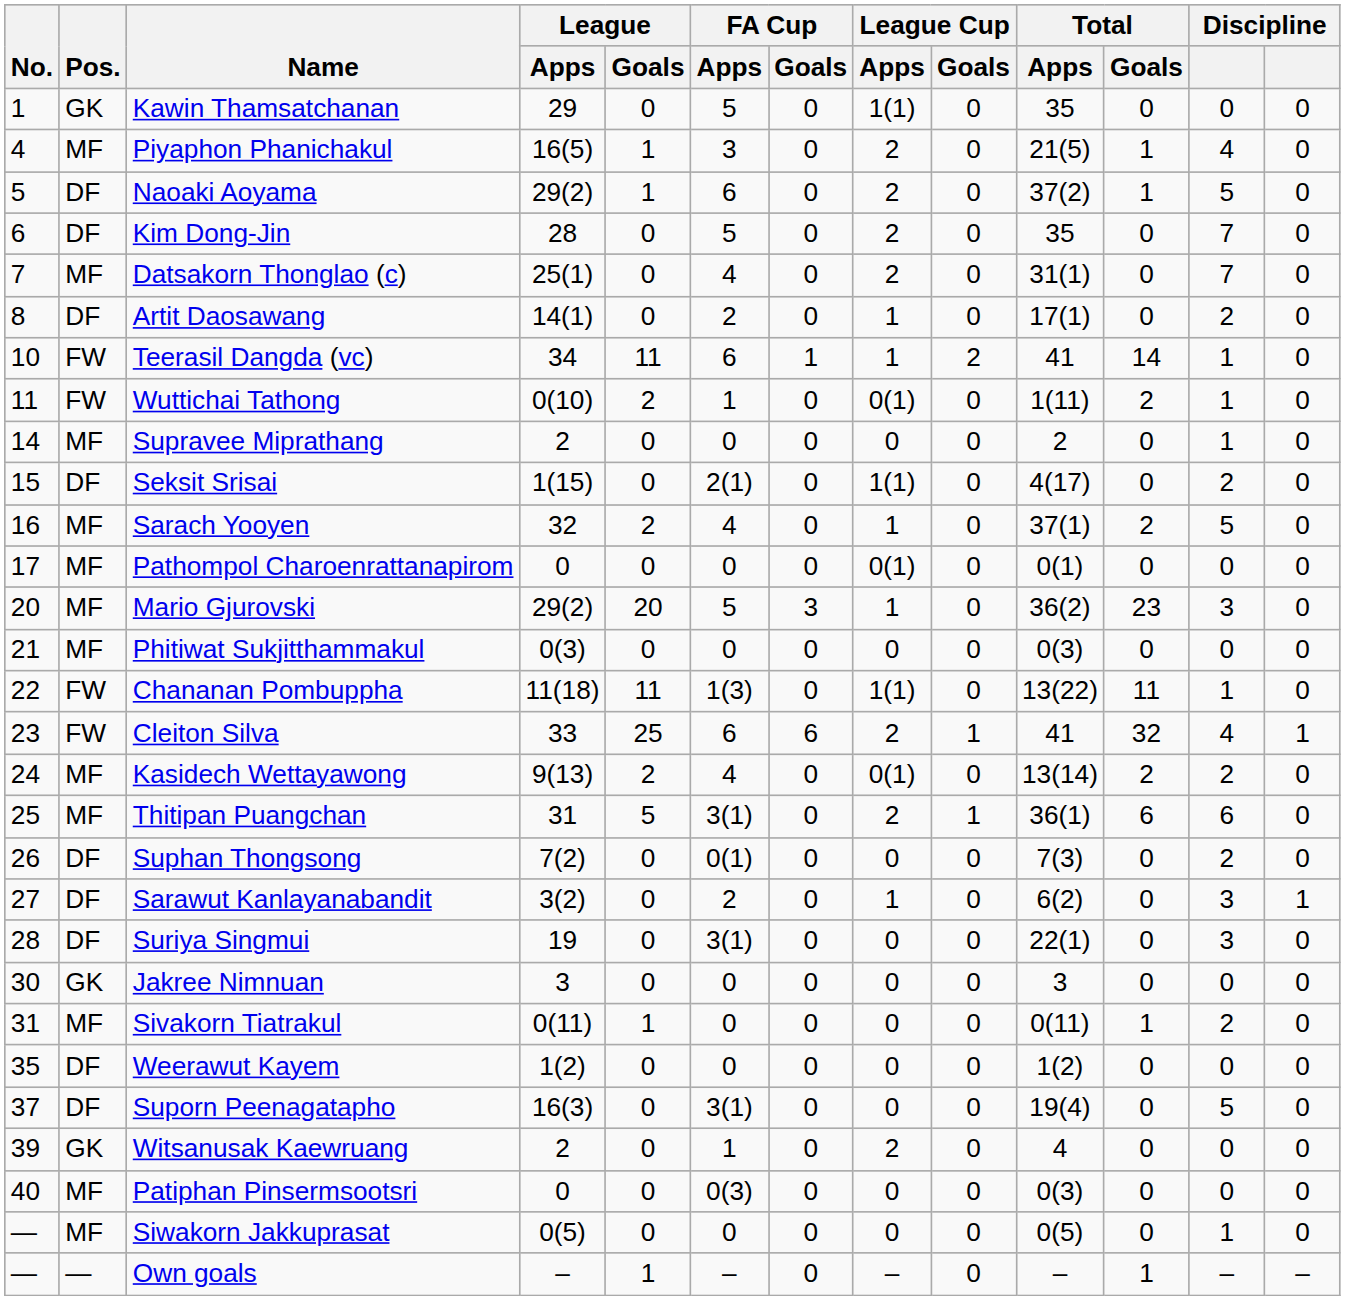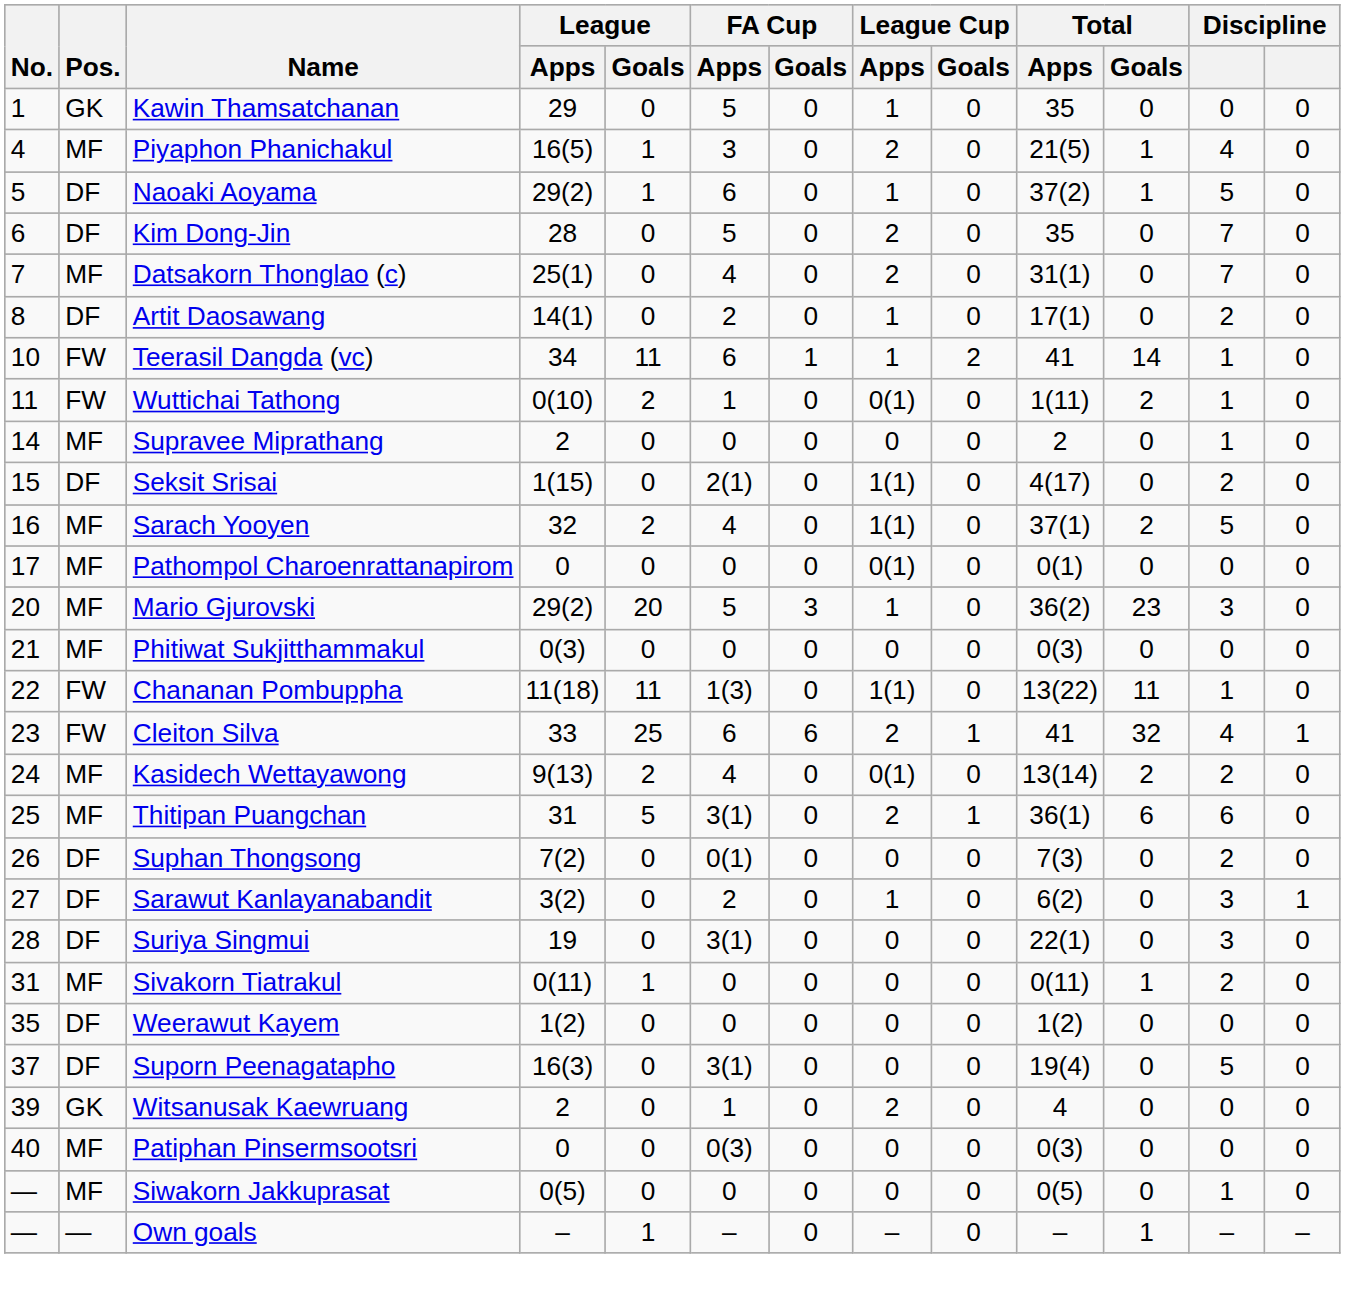(892, 108) 1(1) -> (892, 108) 1
(892, 191) 2 -> (892, 191) 1
(892, 524) 1 -> (892, 524) 1(1)
- row: (228, 982)
